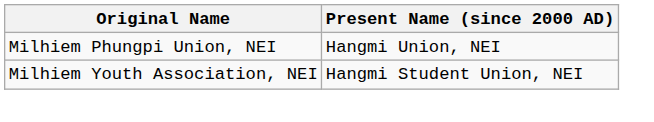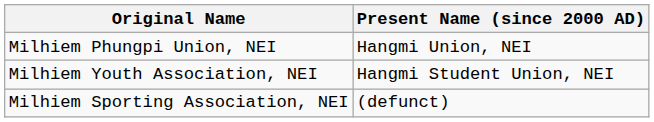+ row: (179, 103)
